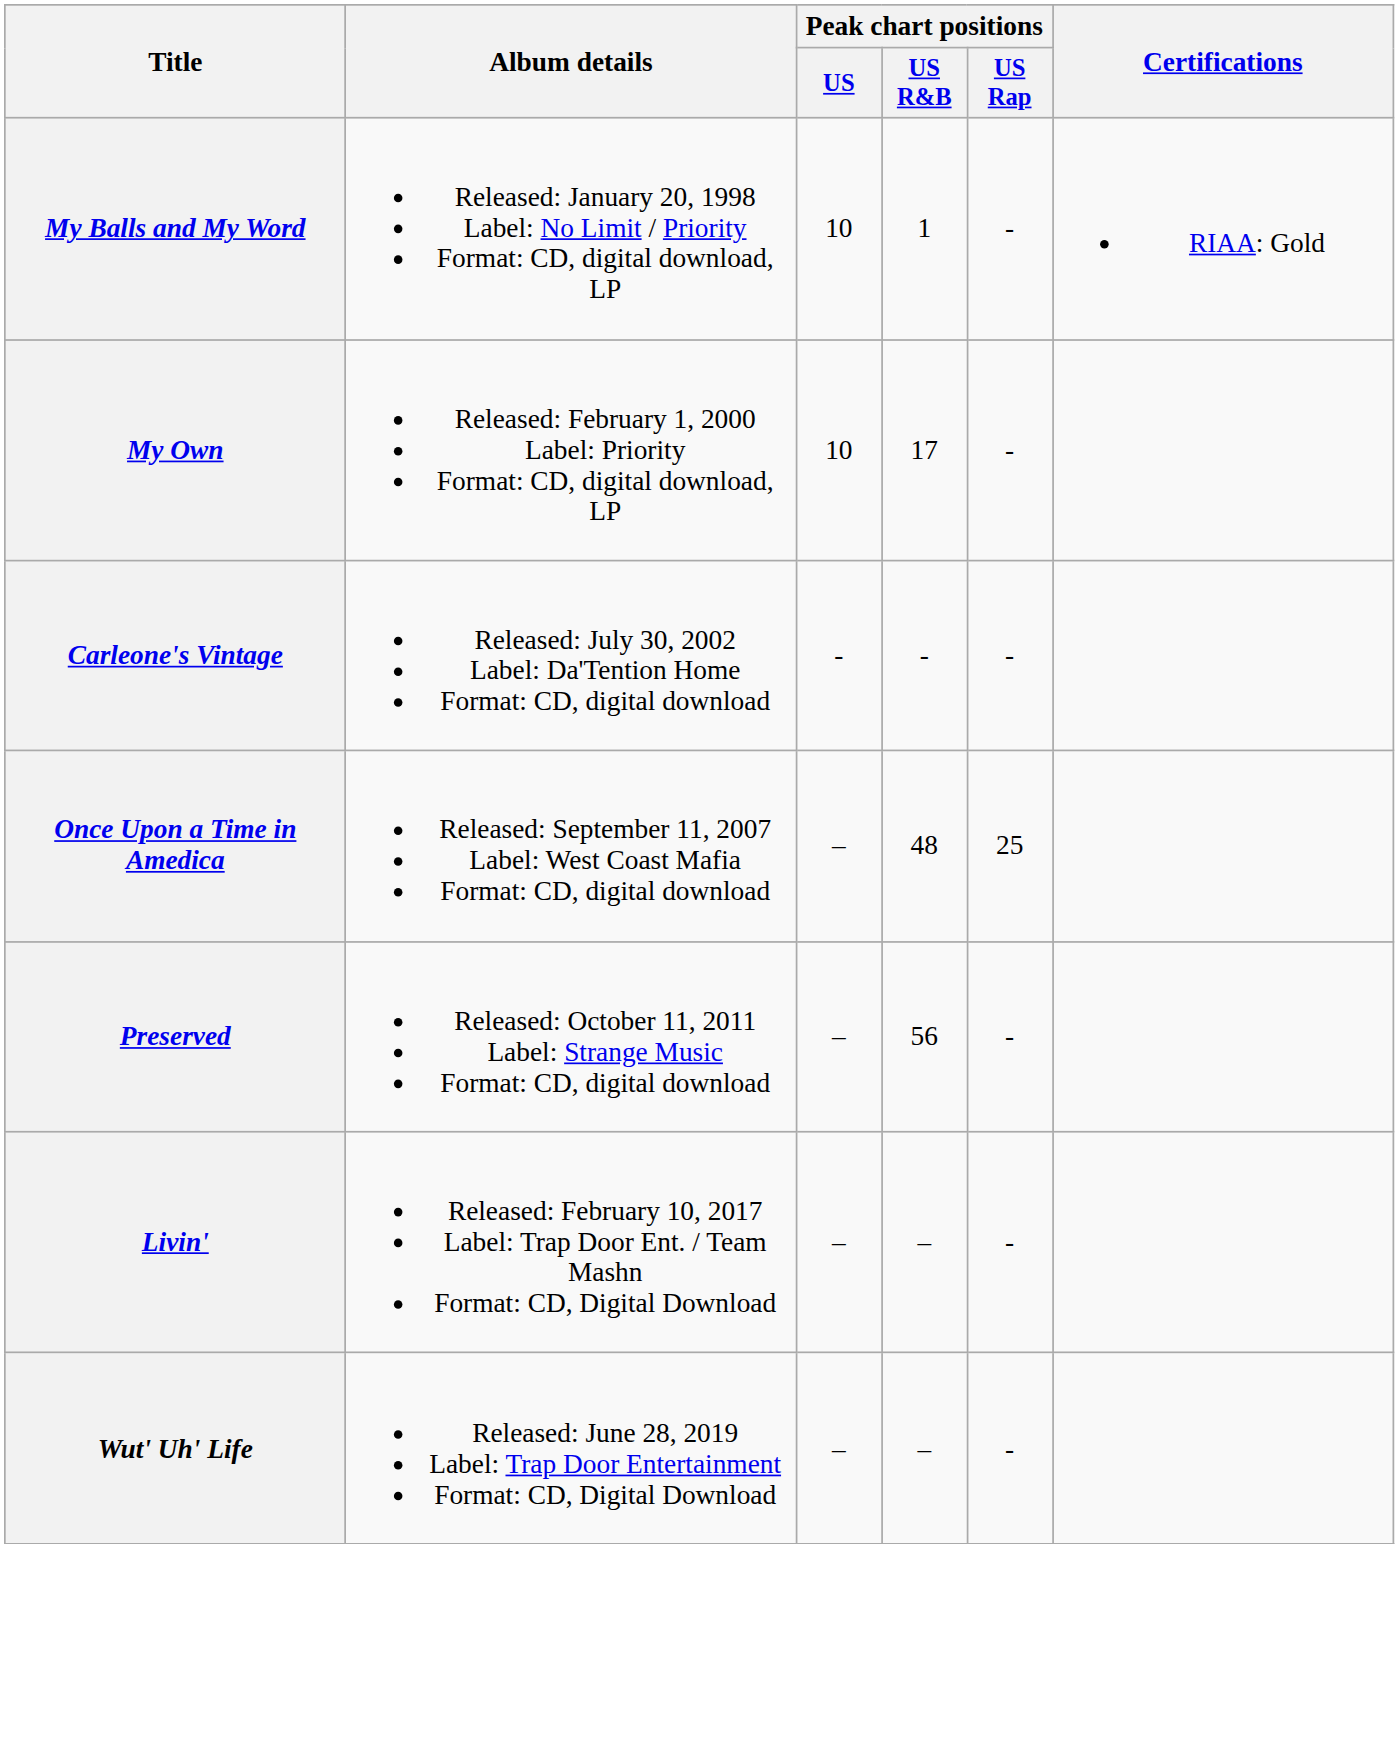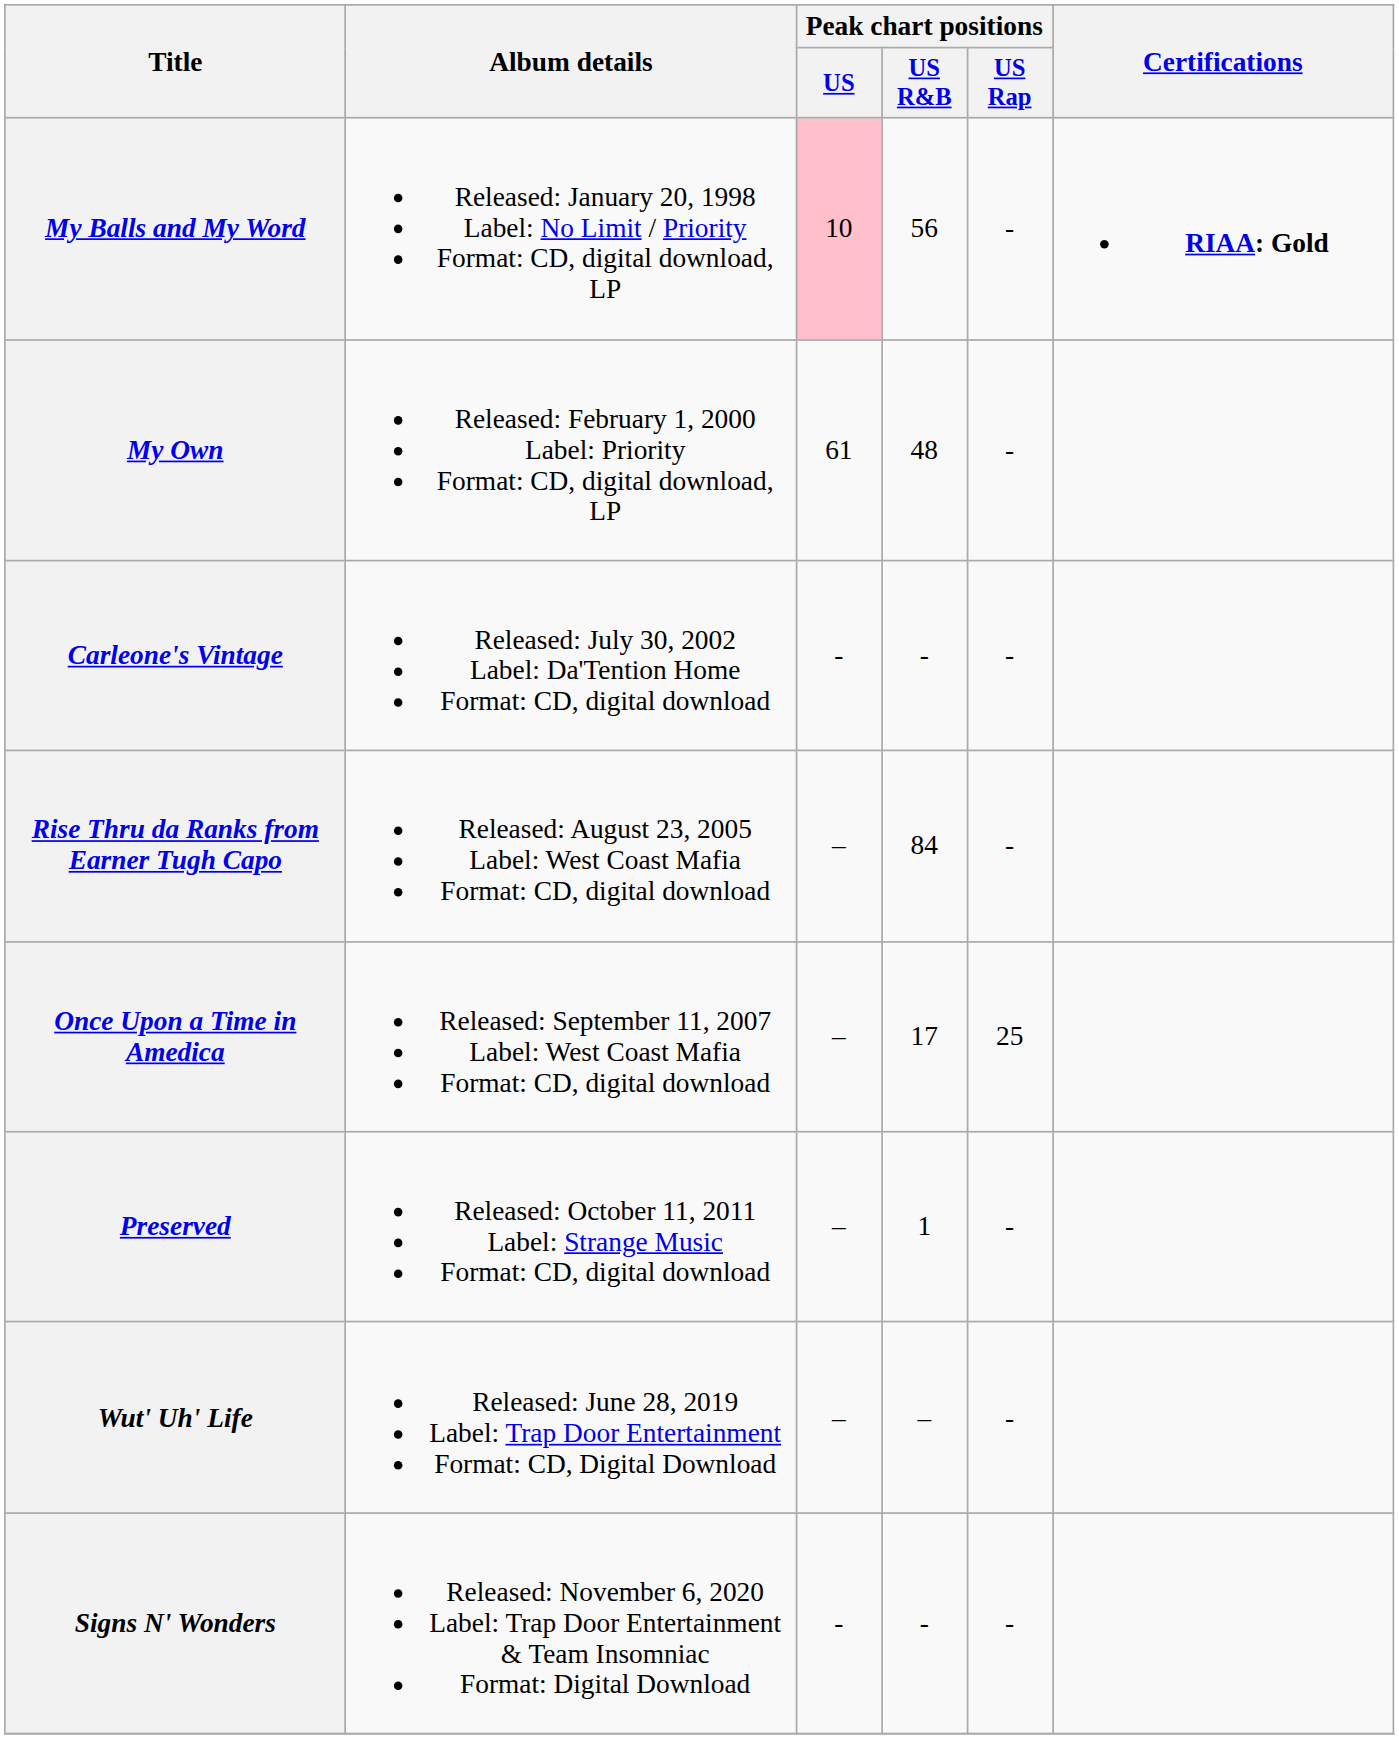(839, 228) no background -> (839, 228) pink background
(924, 228) 1 -> (924, 228) 56
(1223, 244) normal -> (1223, 244) bold
(839, 449) 10 -> (839, 449) 61
(924, 449) 17 -> (924, 449) 48
+ row: (175, 845)
(924, 845) 48 -> (924, 1036) 17
(924, 1036) 56 -> (924, 1226) 1
- row: (175, 1242)
+ row: (175, 1622)
